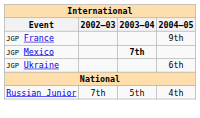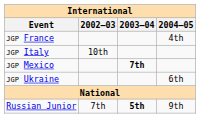(176, 38) 9th -> (176, 38) 4th
+ row: (28, 52)
(137, 92) normal -> (137, 106) bold
(176, 92) 4th -> (176, 106) 9th
